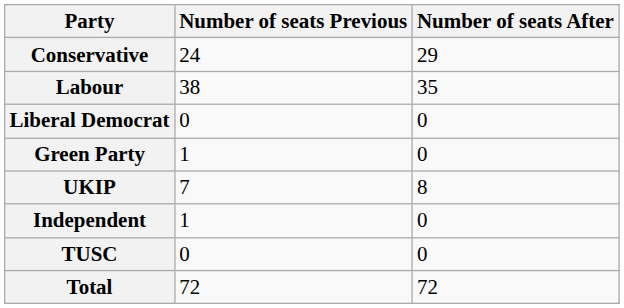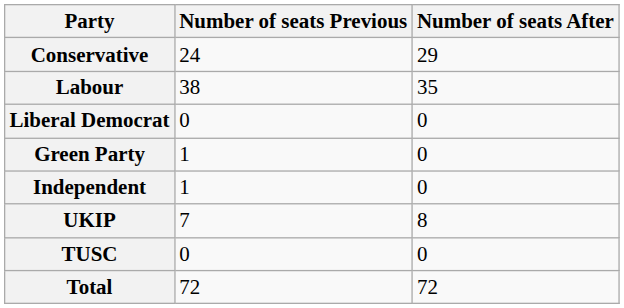rows swapped: (90, 220) <-> (90, 187)
